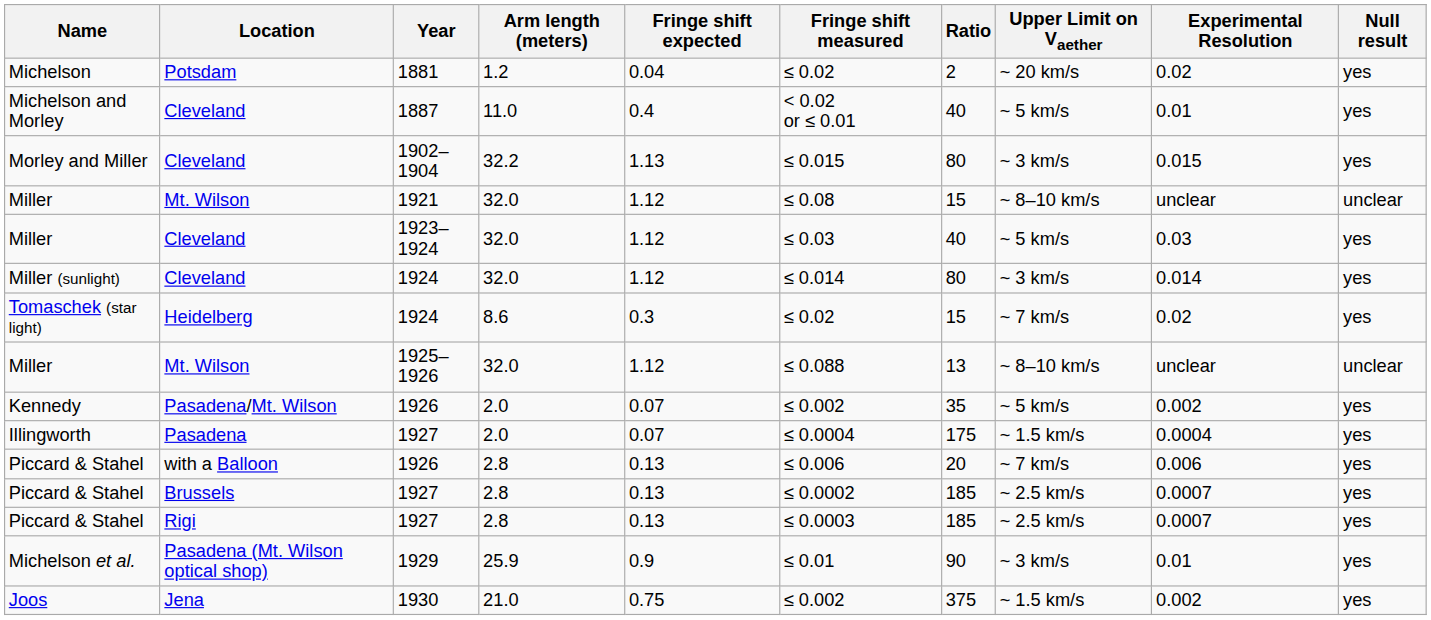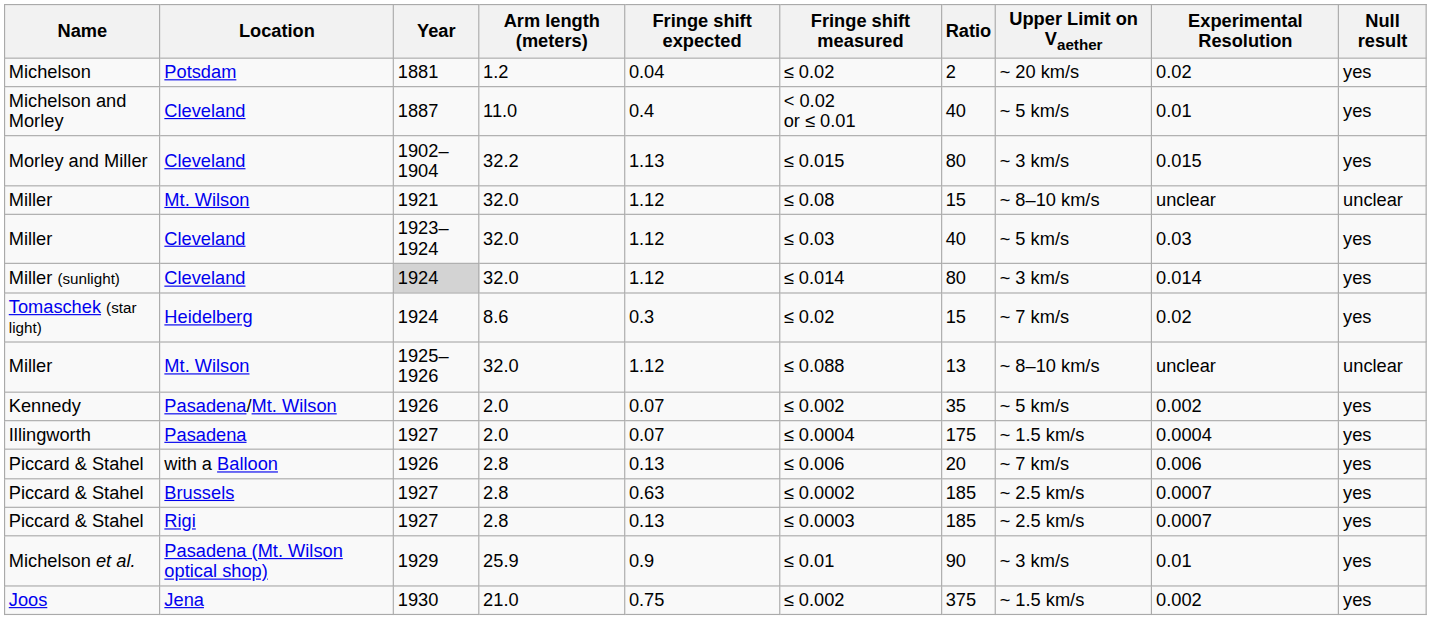(418, 278) no background -> (418, 278) lightgrey background
(647, 492) 0.13 -> (647, 492) 0.63
